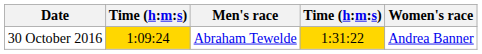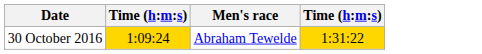- column: (431, 15)
